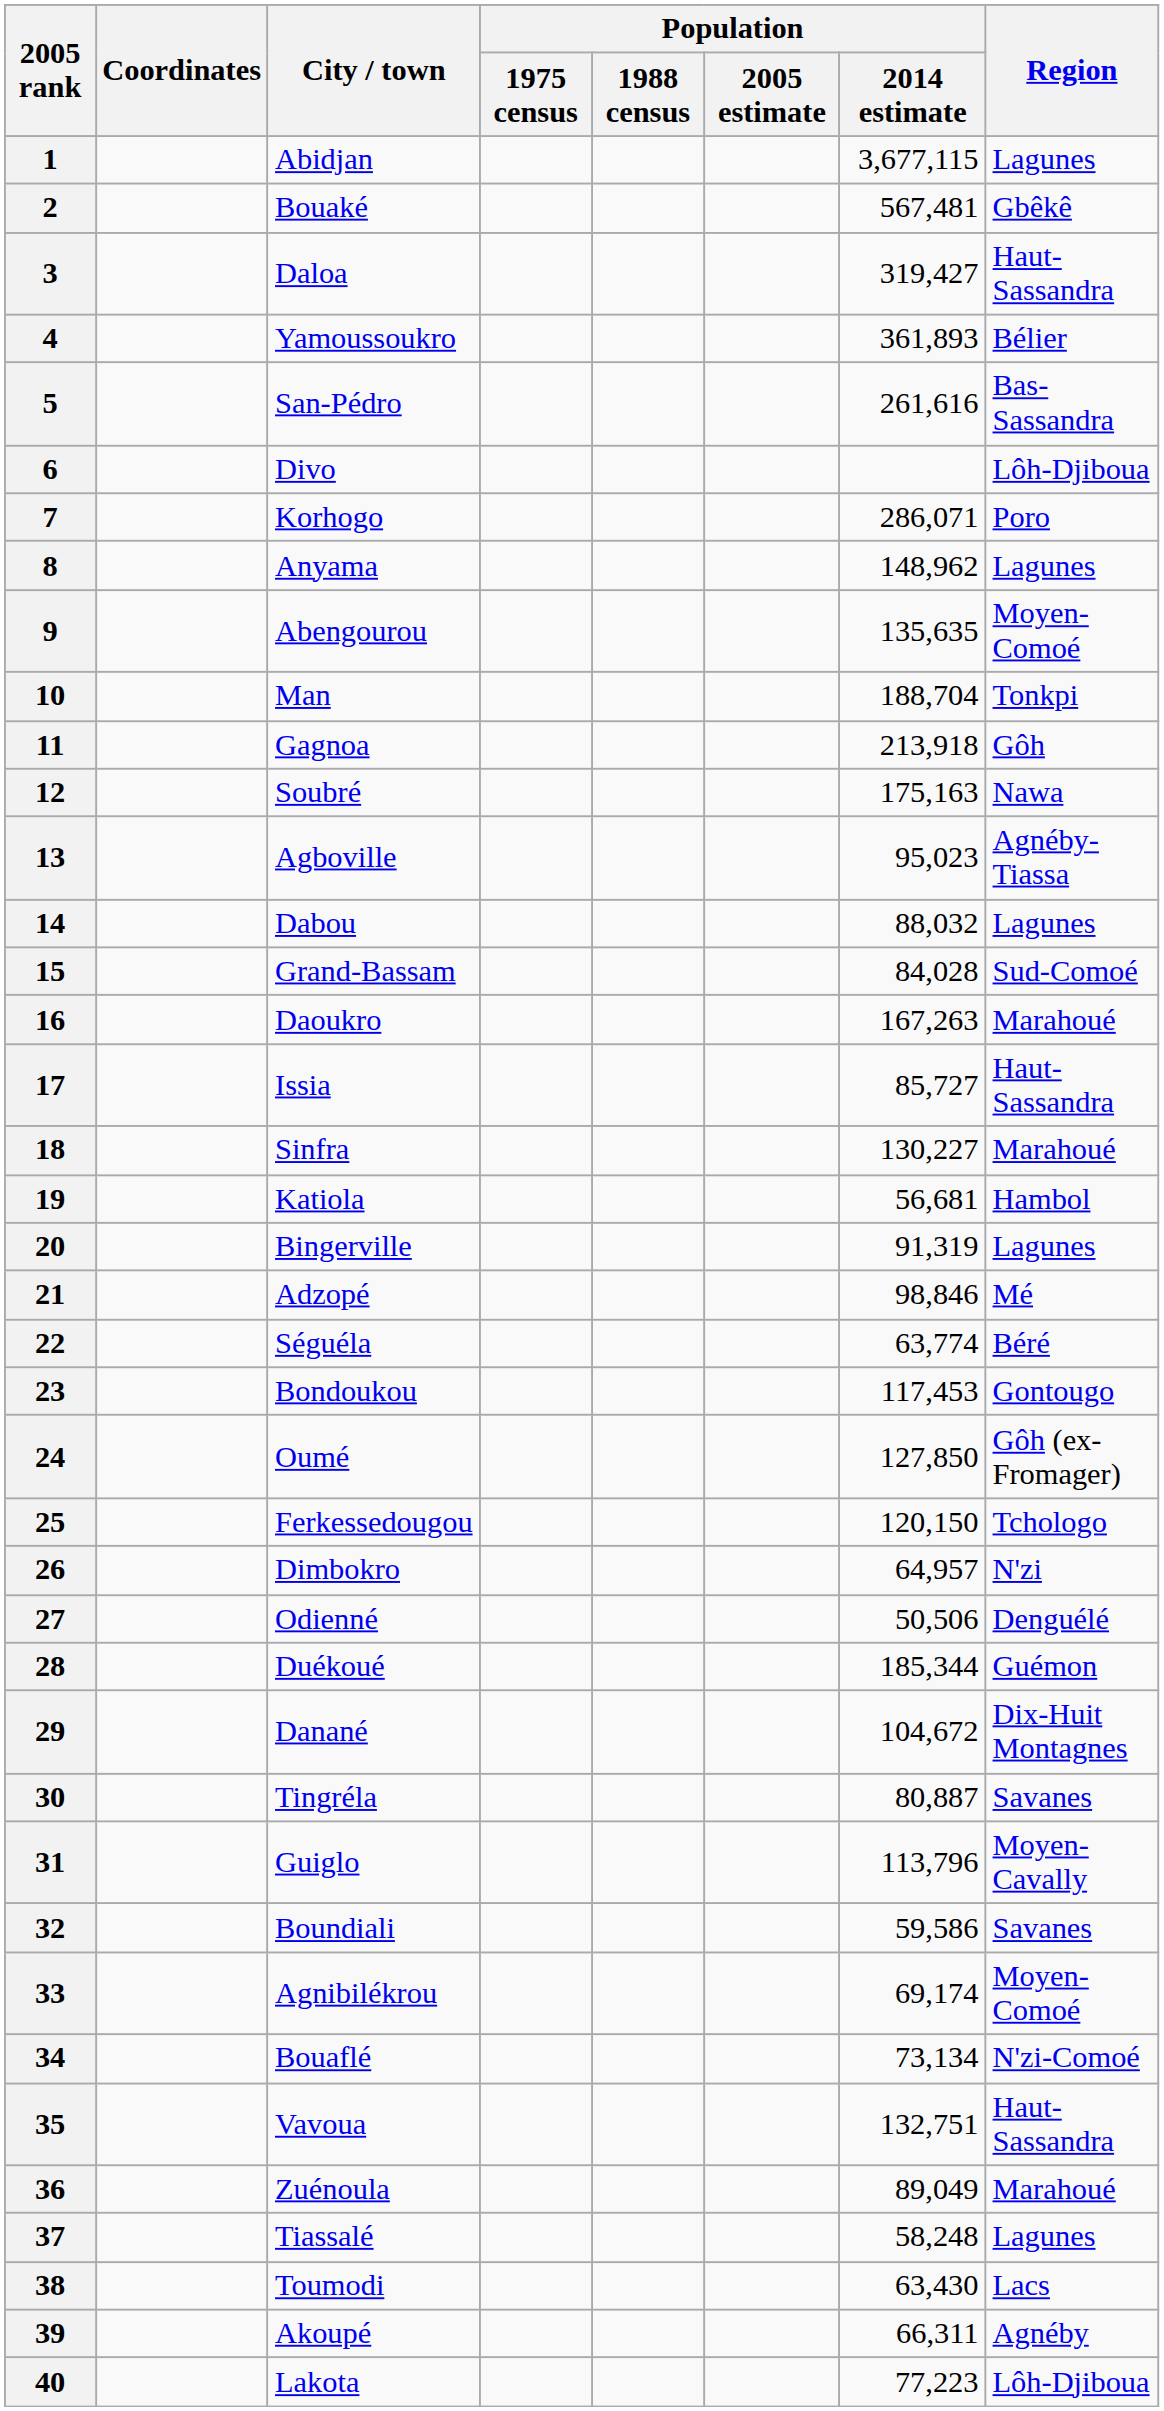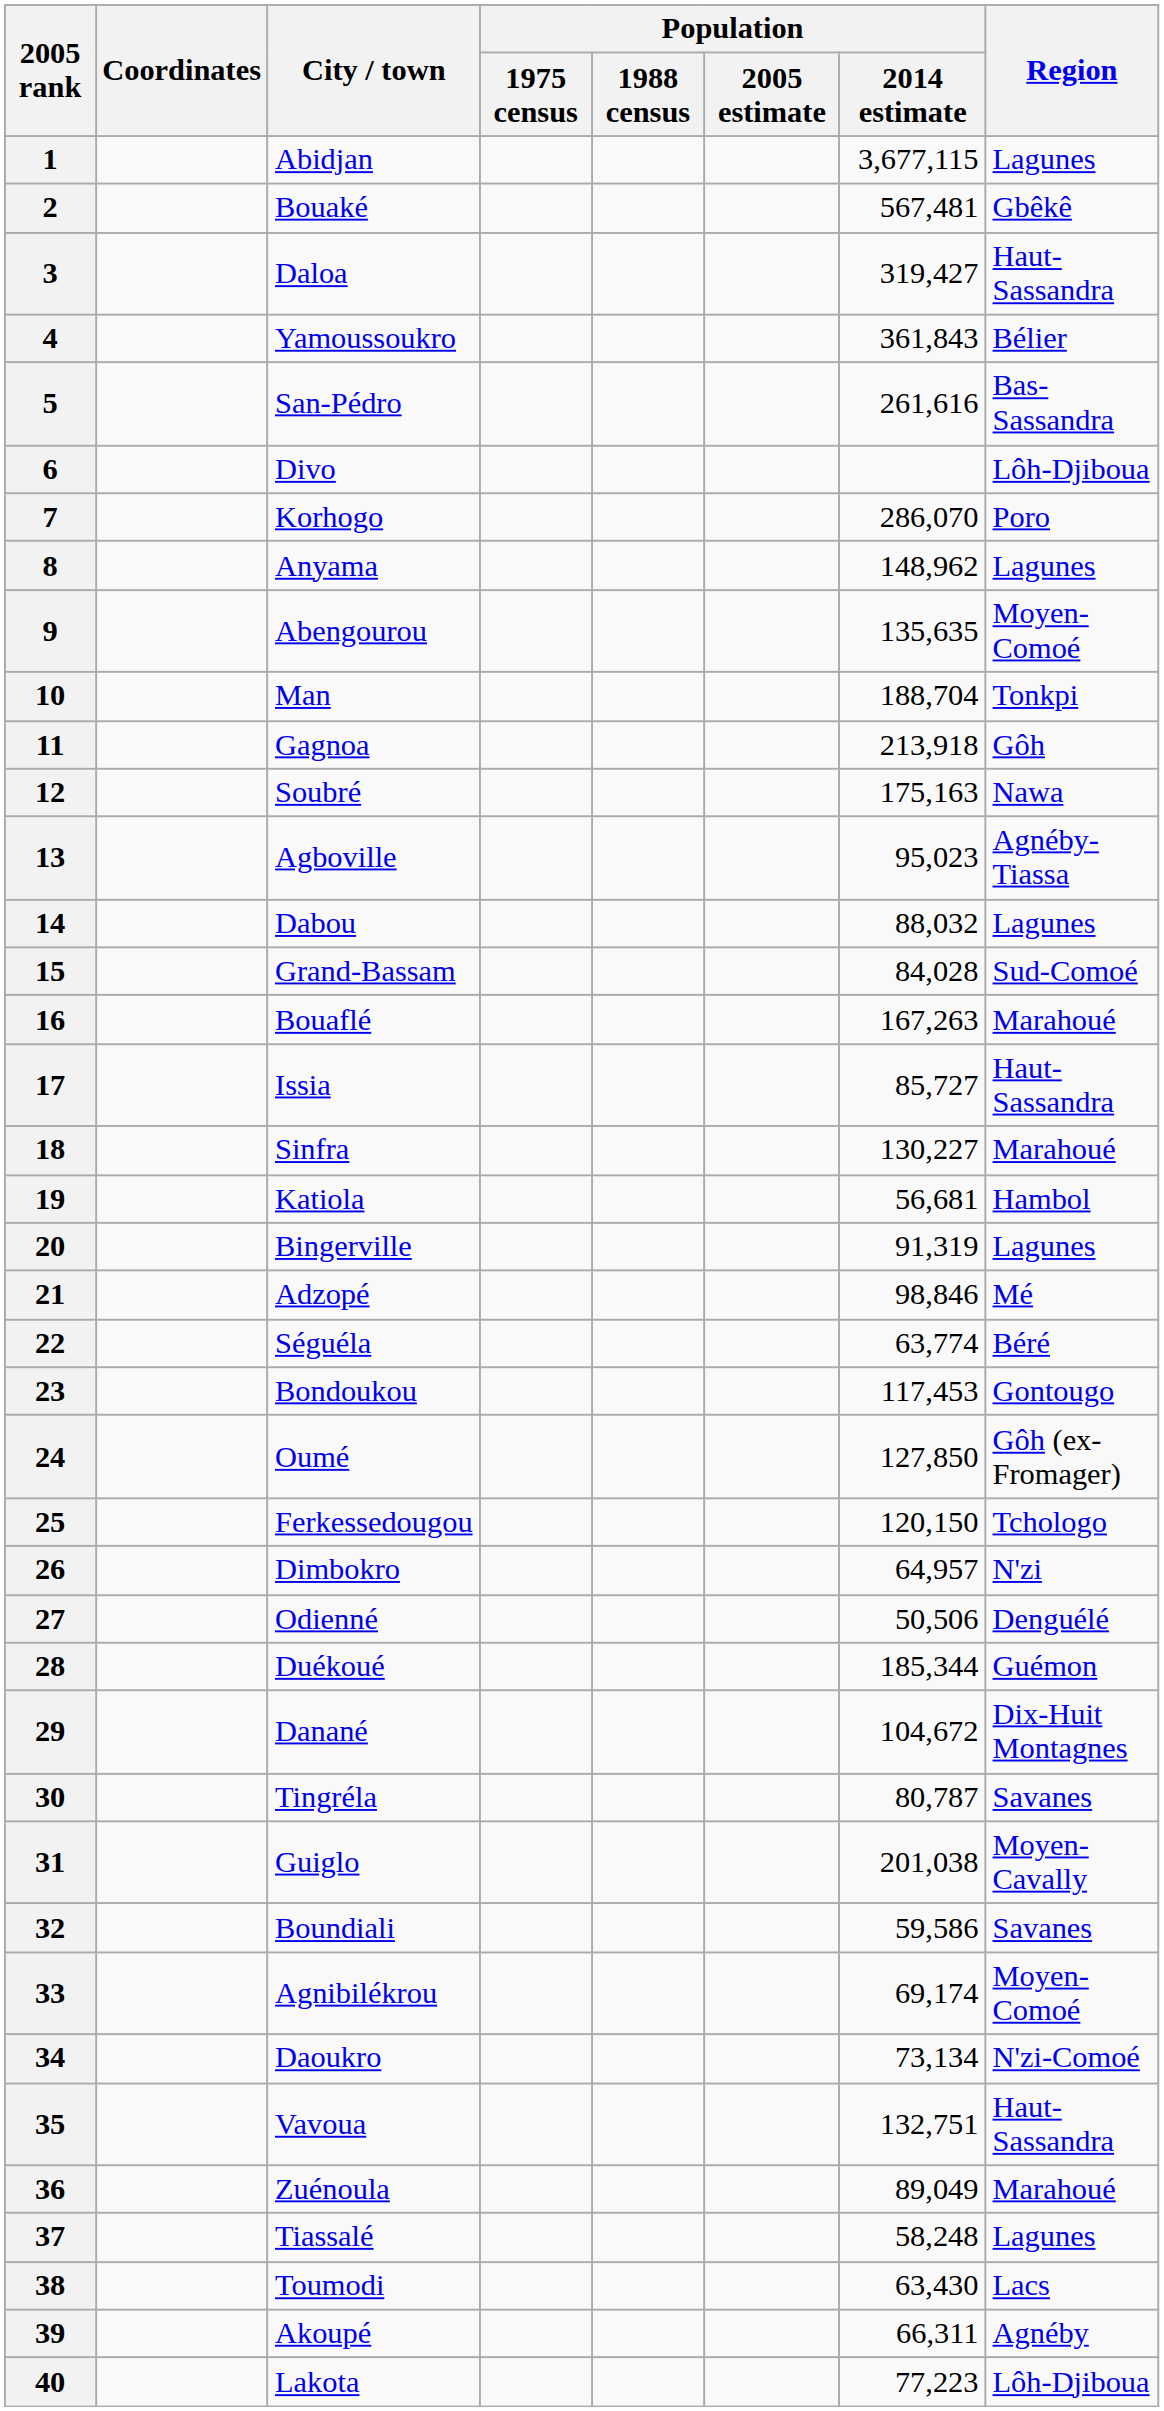(929, 338) 361,893 -> (929, 338) 361,843
(929, 516) 286,071 -> (929, 516) 286,070
(328, 1019) Daoukro -> (323, 1019) Bouaflé
(937, 1796) 80,887 -> (937, 1796) 80,787
(930, 1862) 113,796 -> (929, 1862) 201,038
(323, 2058) Bouaflé -> (328, 2058) Daoukro
